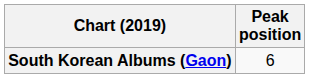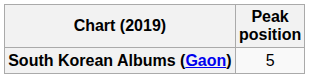(270, 60) 6 -> (270, 60) 5
